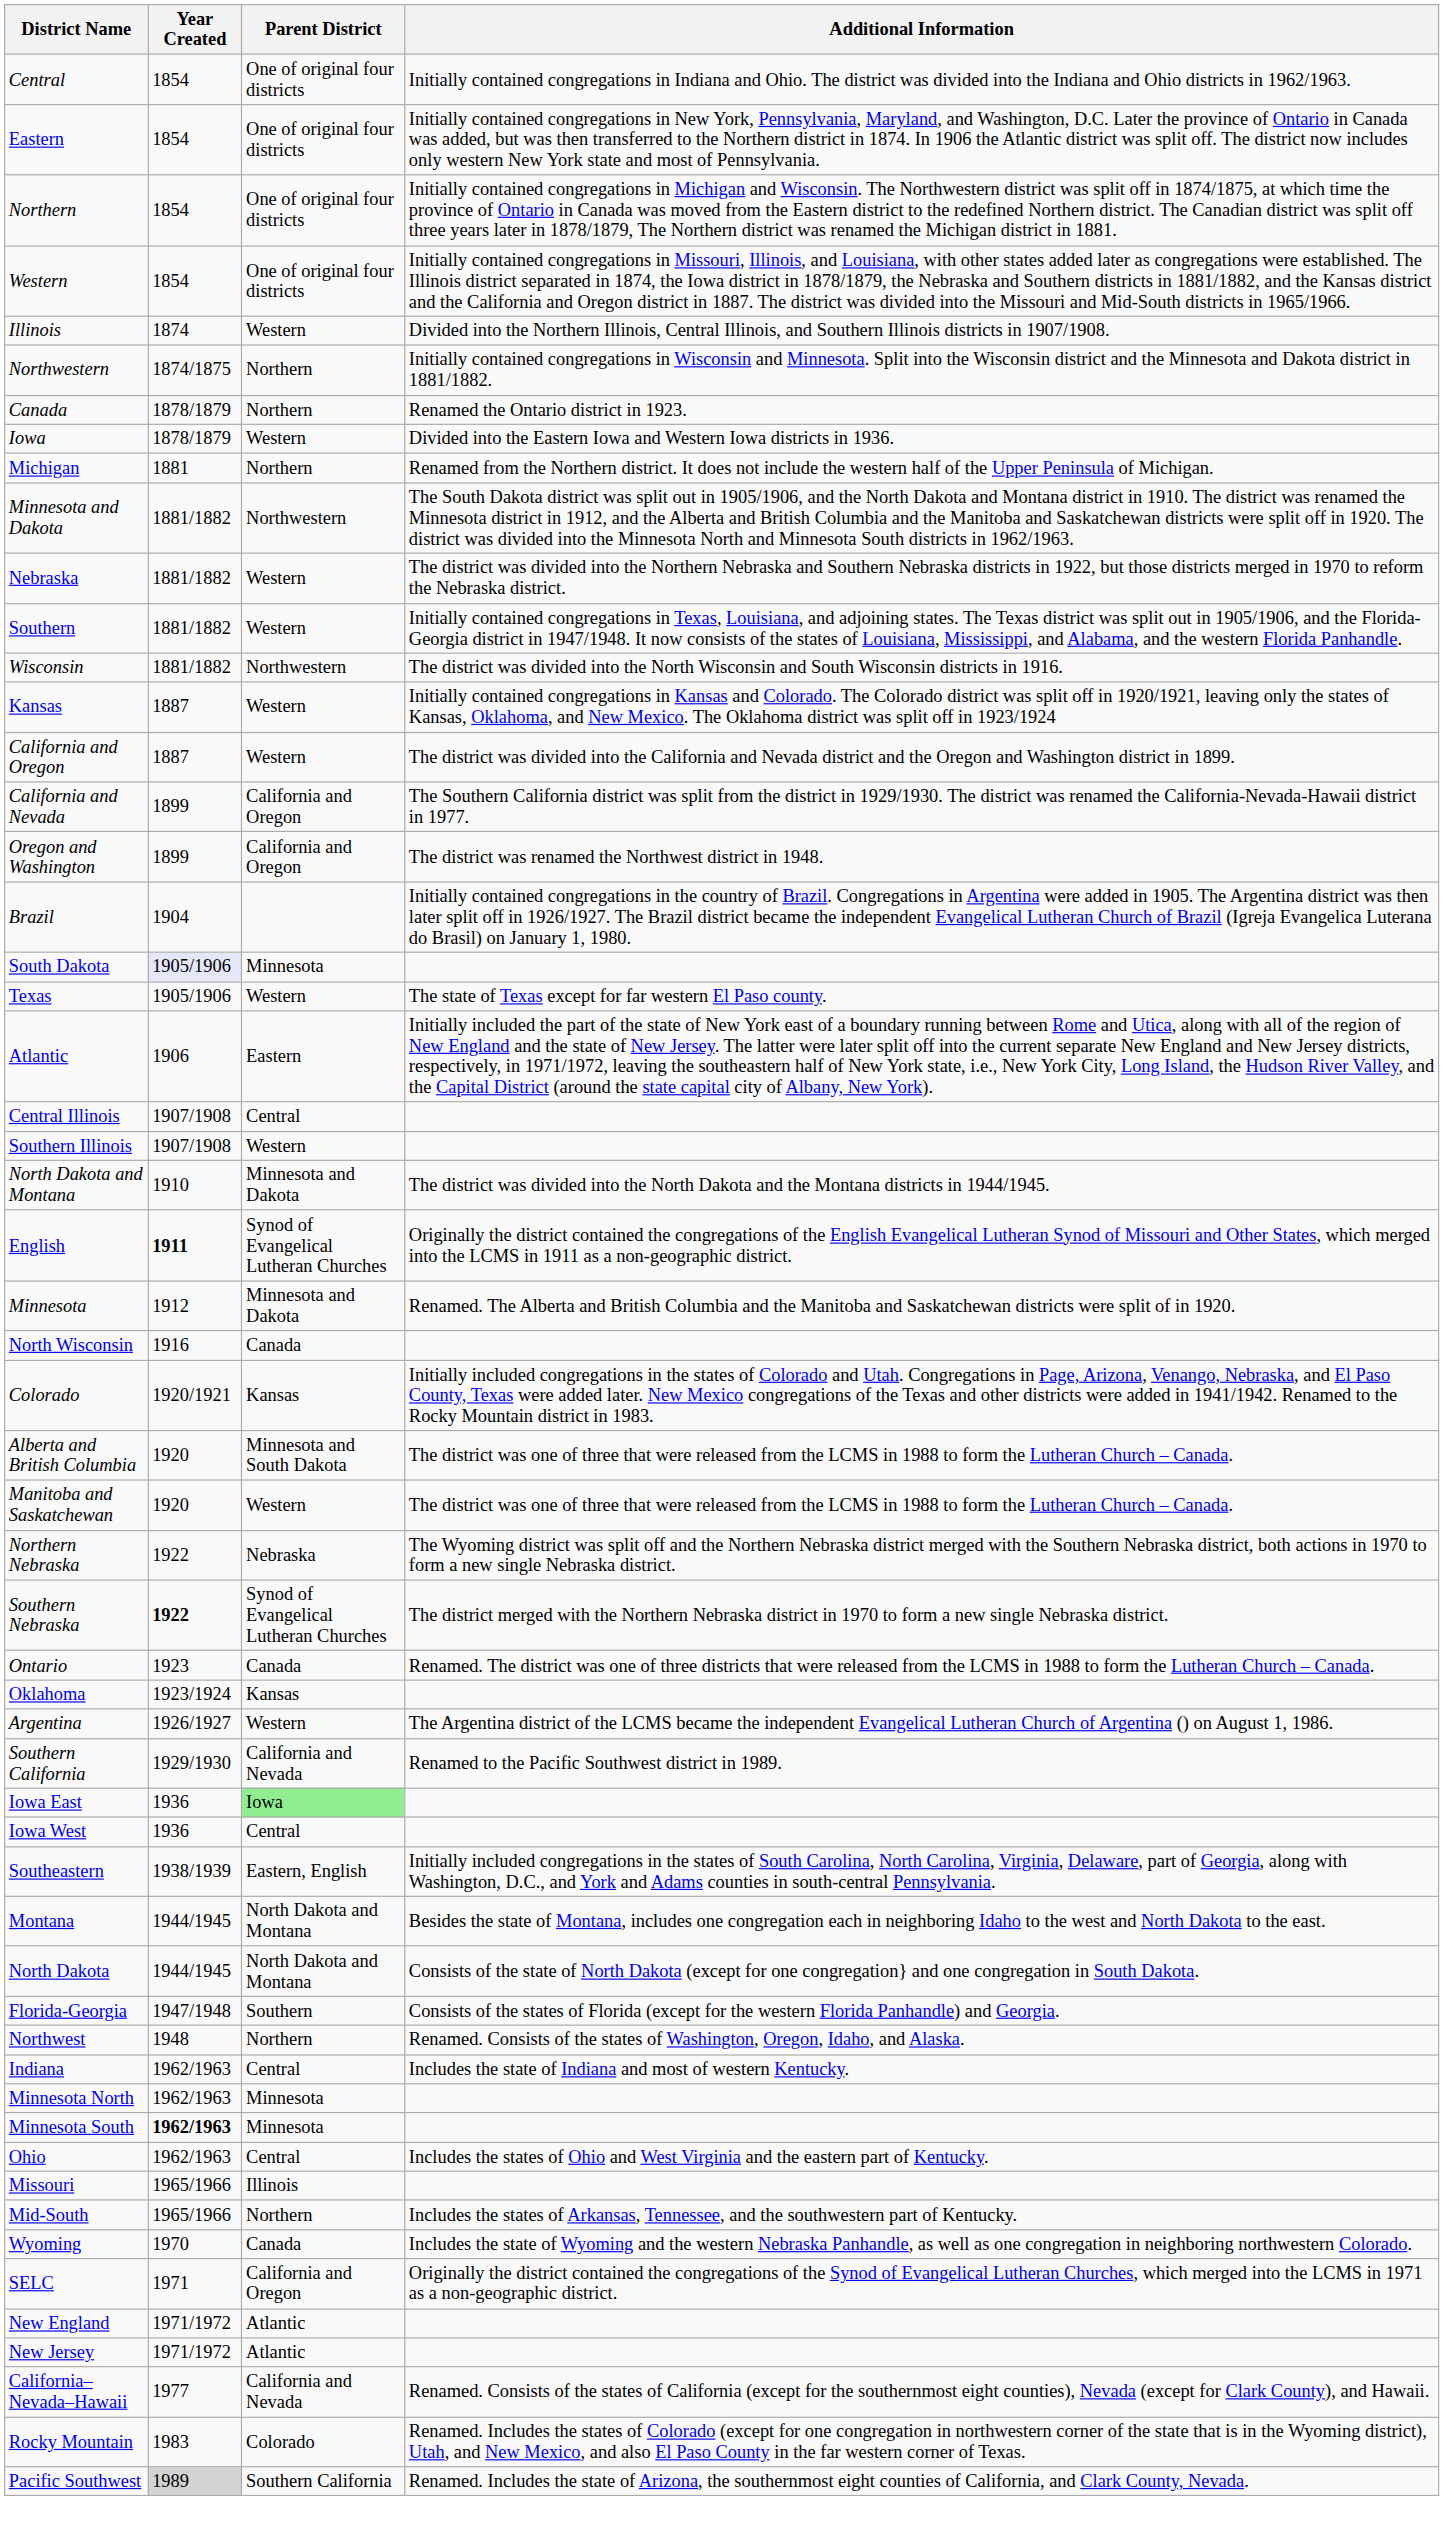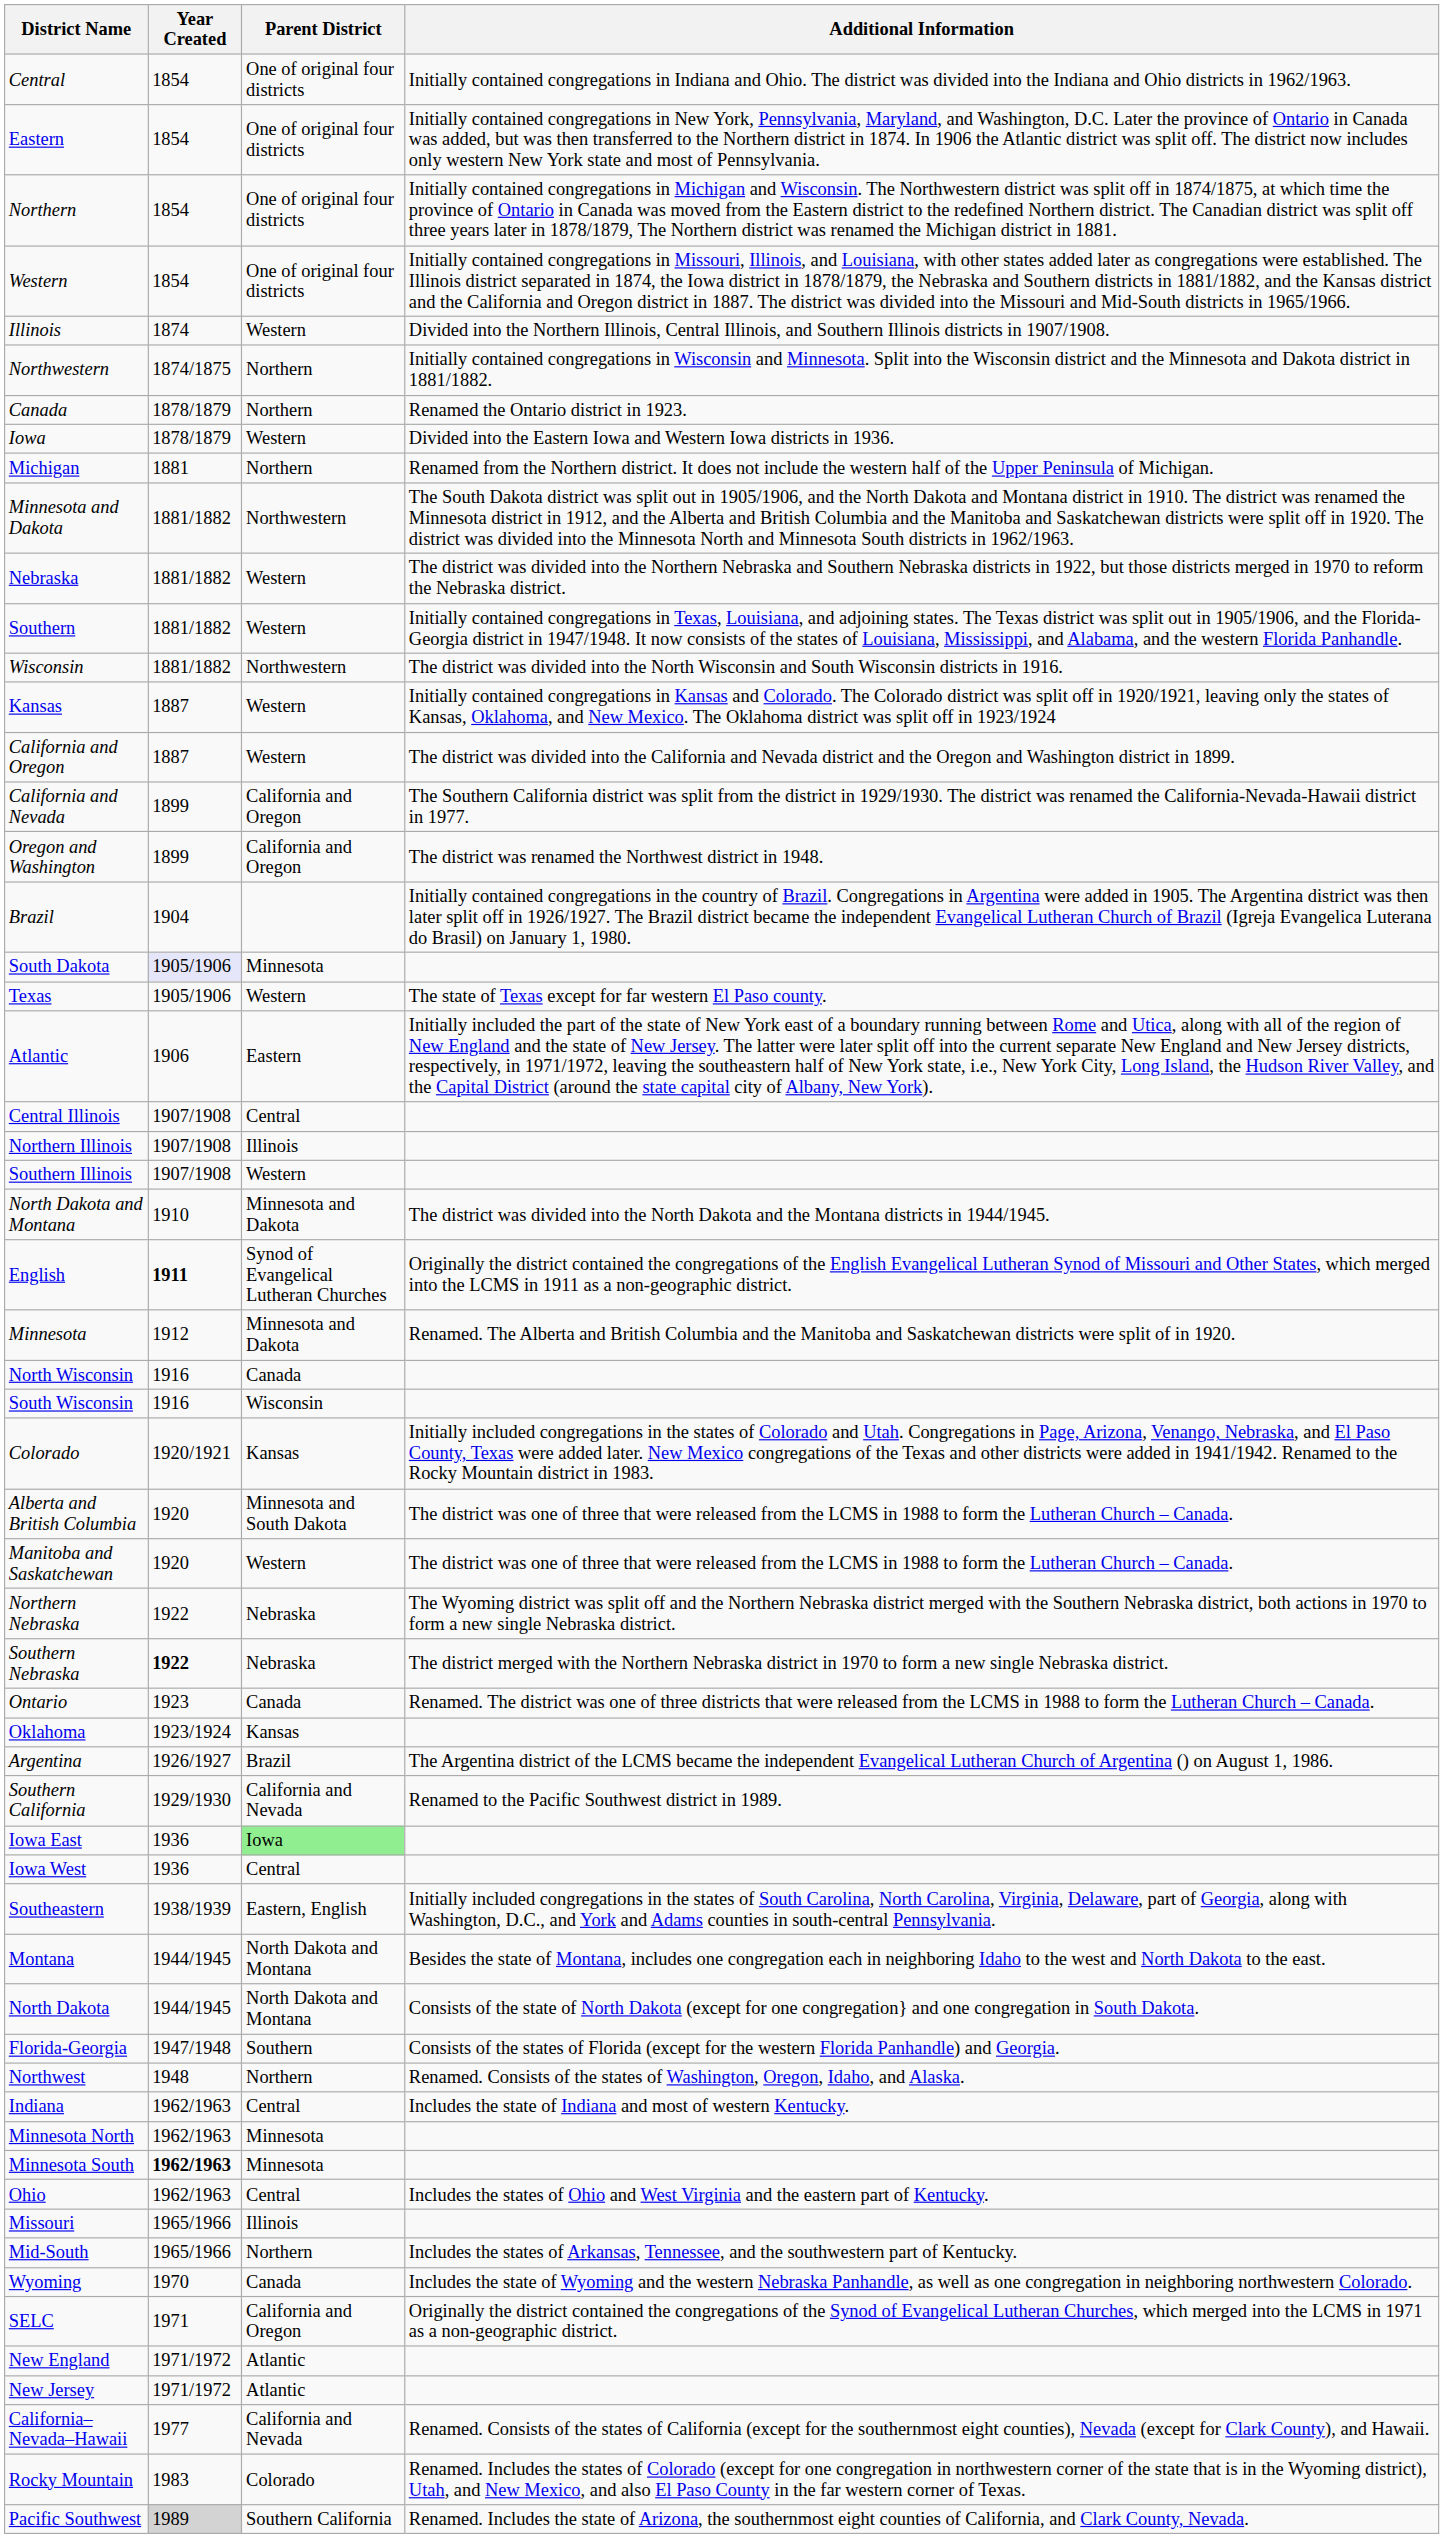+ row: (70, 1145)
+ row: (71, 1403)
(316, 1615) Synod of Evangelical Lutheran Churches -> (281, 1663) Nebraska
(276, 1723) Western -> (269, 1761) Brazil
